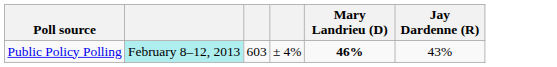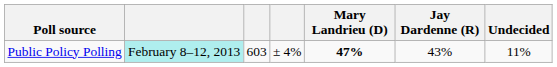+ column: (519, 30)
(350, 51) 46% -> (350, 51) 47%
